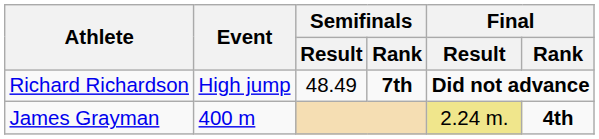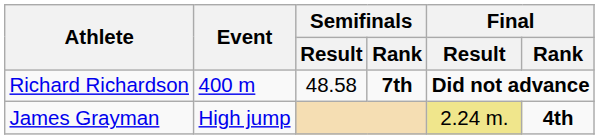(245, 86) High jump -> (227, 86) 400 m
(331, 86) 48.49 -> (331, 86) 48.58
(227, 118) 400 m -> (245, 118) High jump
